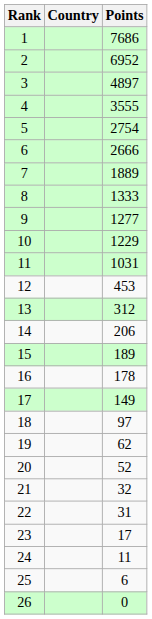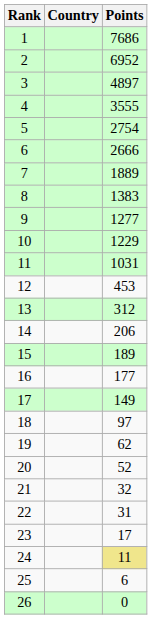(125, 196) 1333 -> (125, 196) 1383
(125, 377) 178 -> (125, 377) 177
(125, 557) no background -> (125, 557) khaki background
